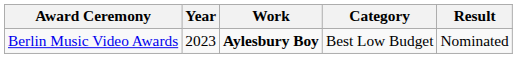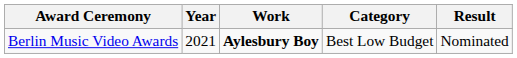(201, 41) 2023 -> (201, 41) 2021
